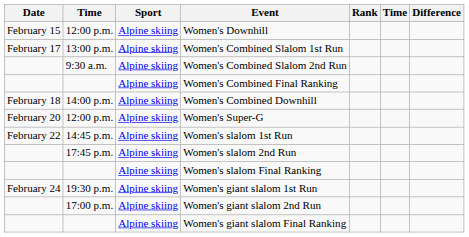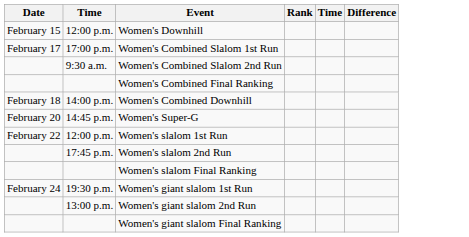- column: (148, 13)
(89, 48) 13:00 p.m. -> (89, 48) 17:00 p.m.
(89, 118) 12:00 p.m. -> (89, 118) 14:45 p.m.
(89, 135) 14:45 p.m. -> (89, 135) 12:00 p.m.
(89, 205) 17:00 p.m. -> (89, 205) 13:00 p.m.
